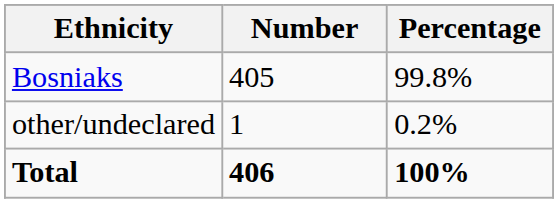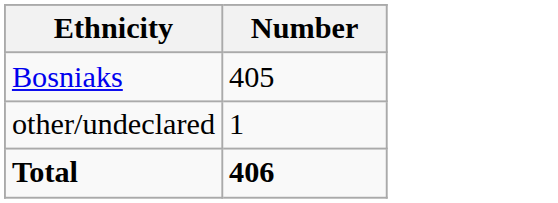- column: (470, 28)
